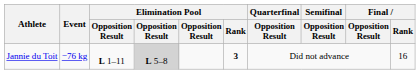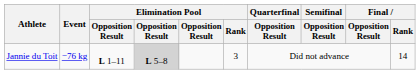(236, 56) bold -> (236, 56) normal
(403, 56) 16 -> (403, 56) 14
